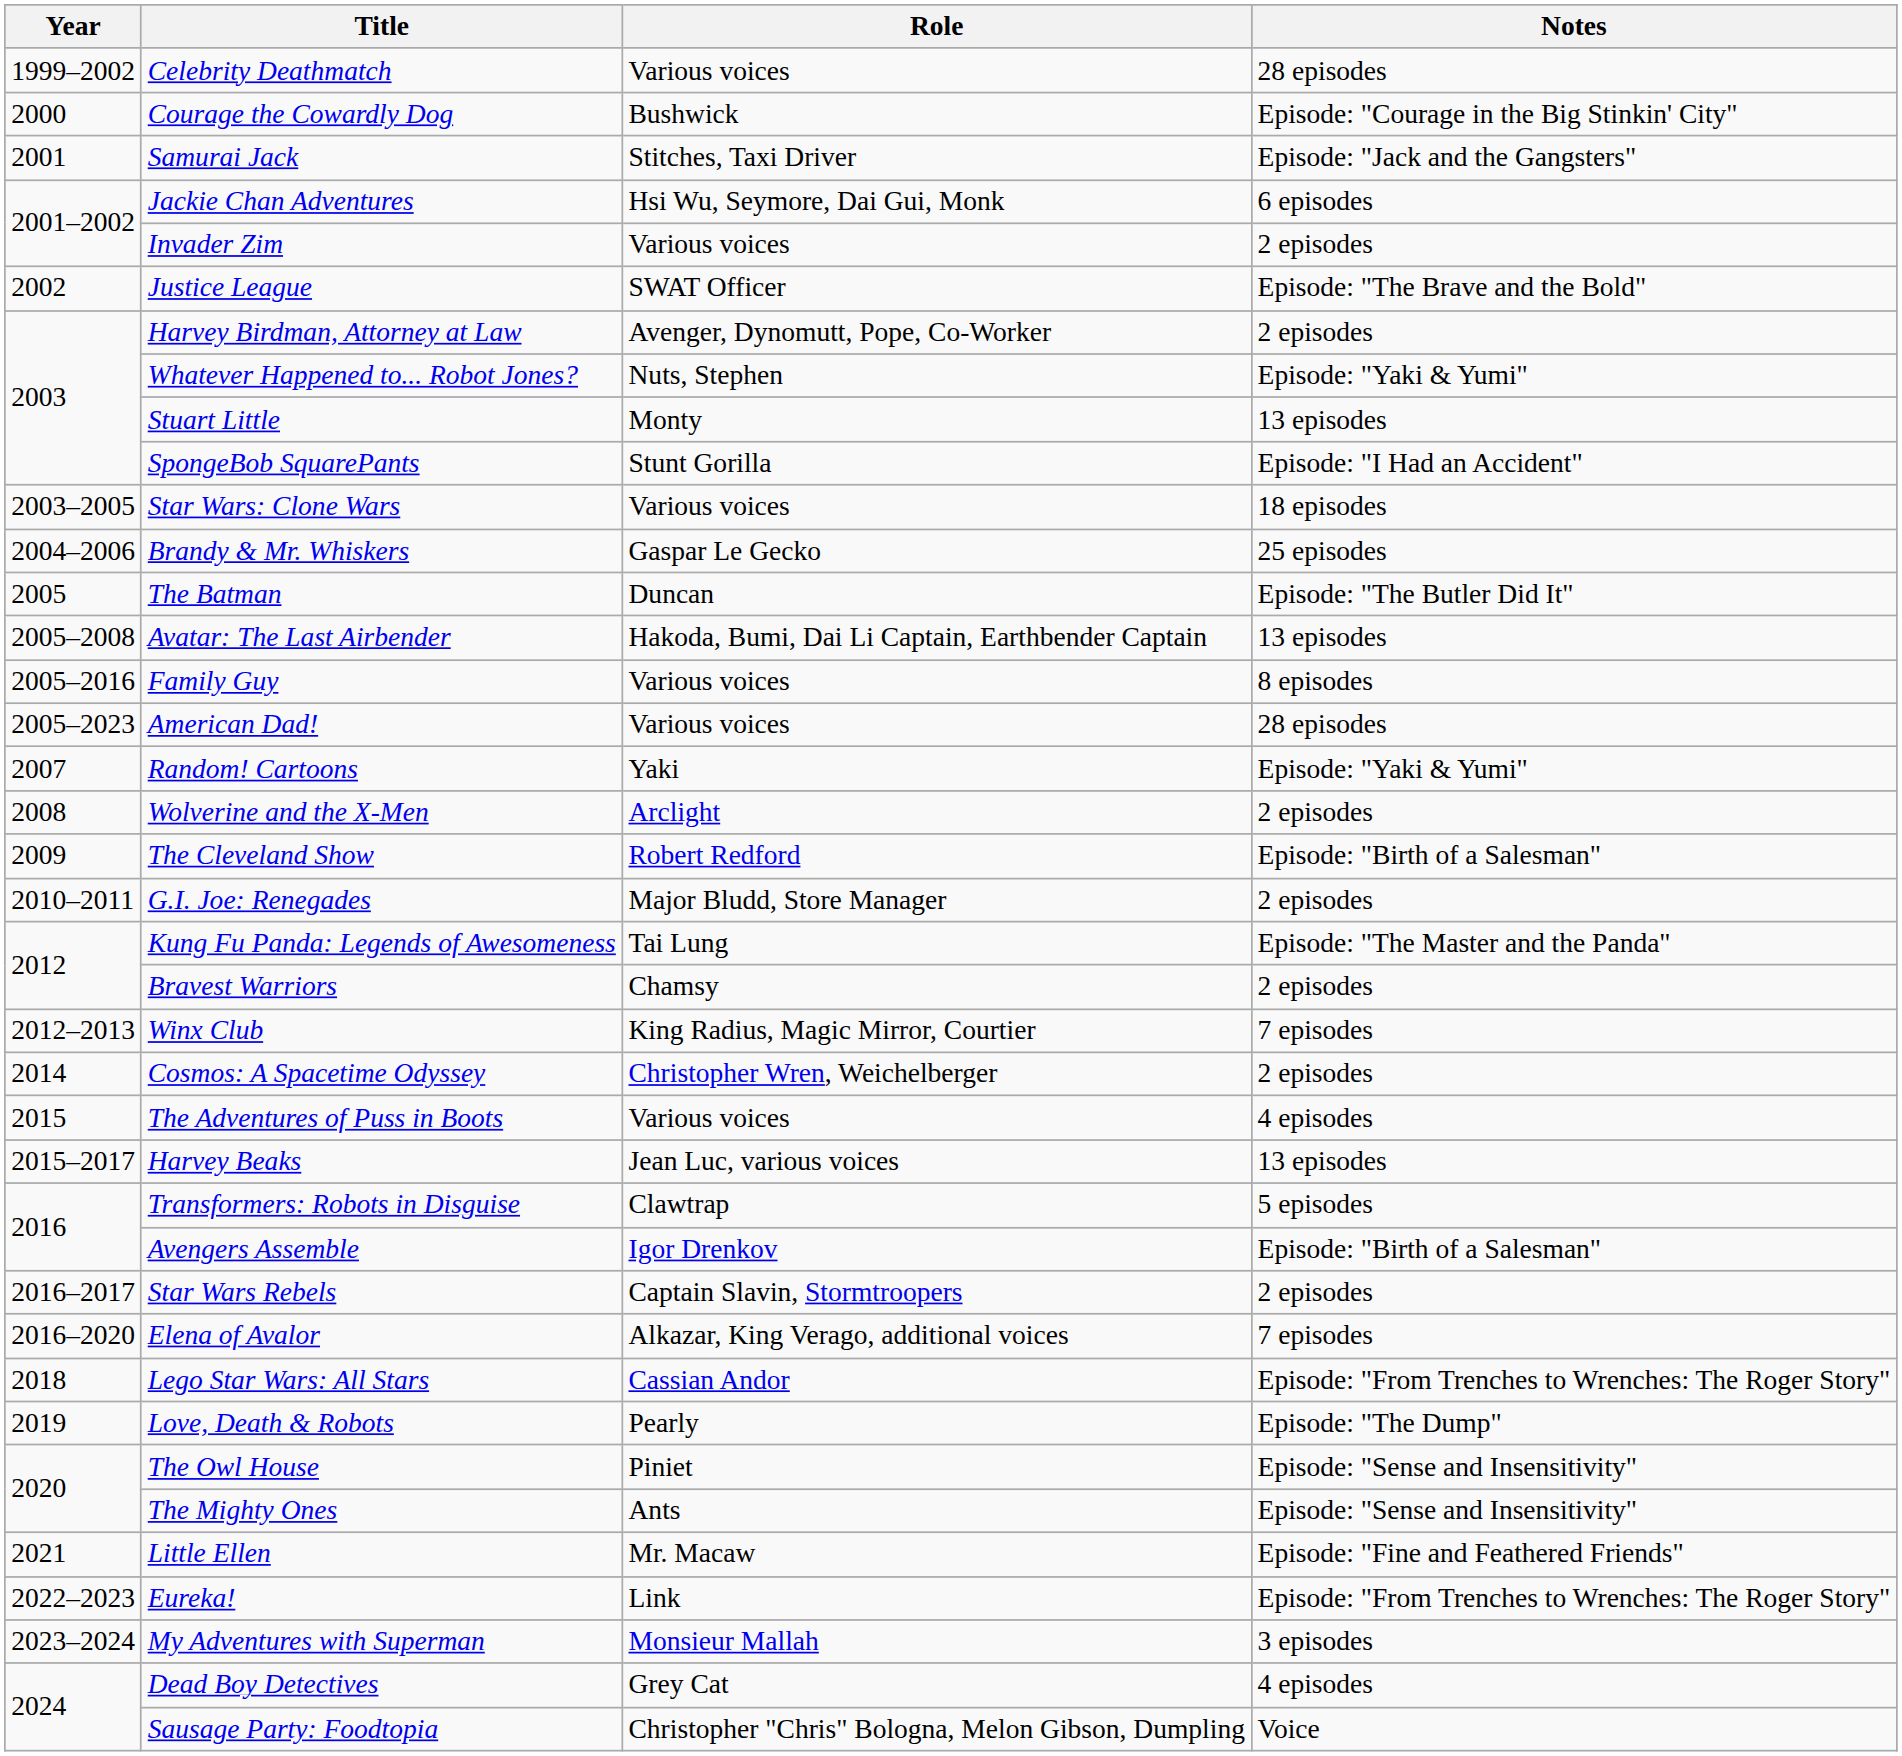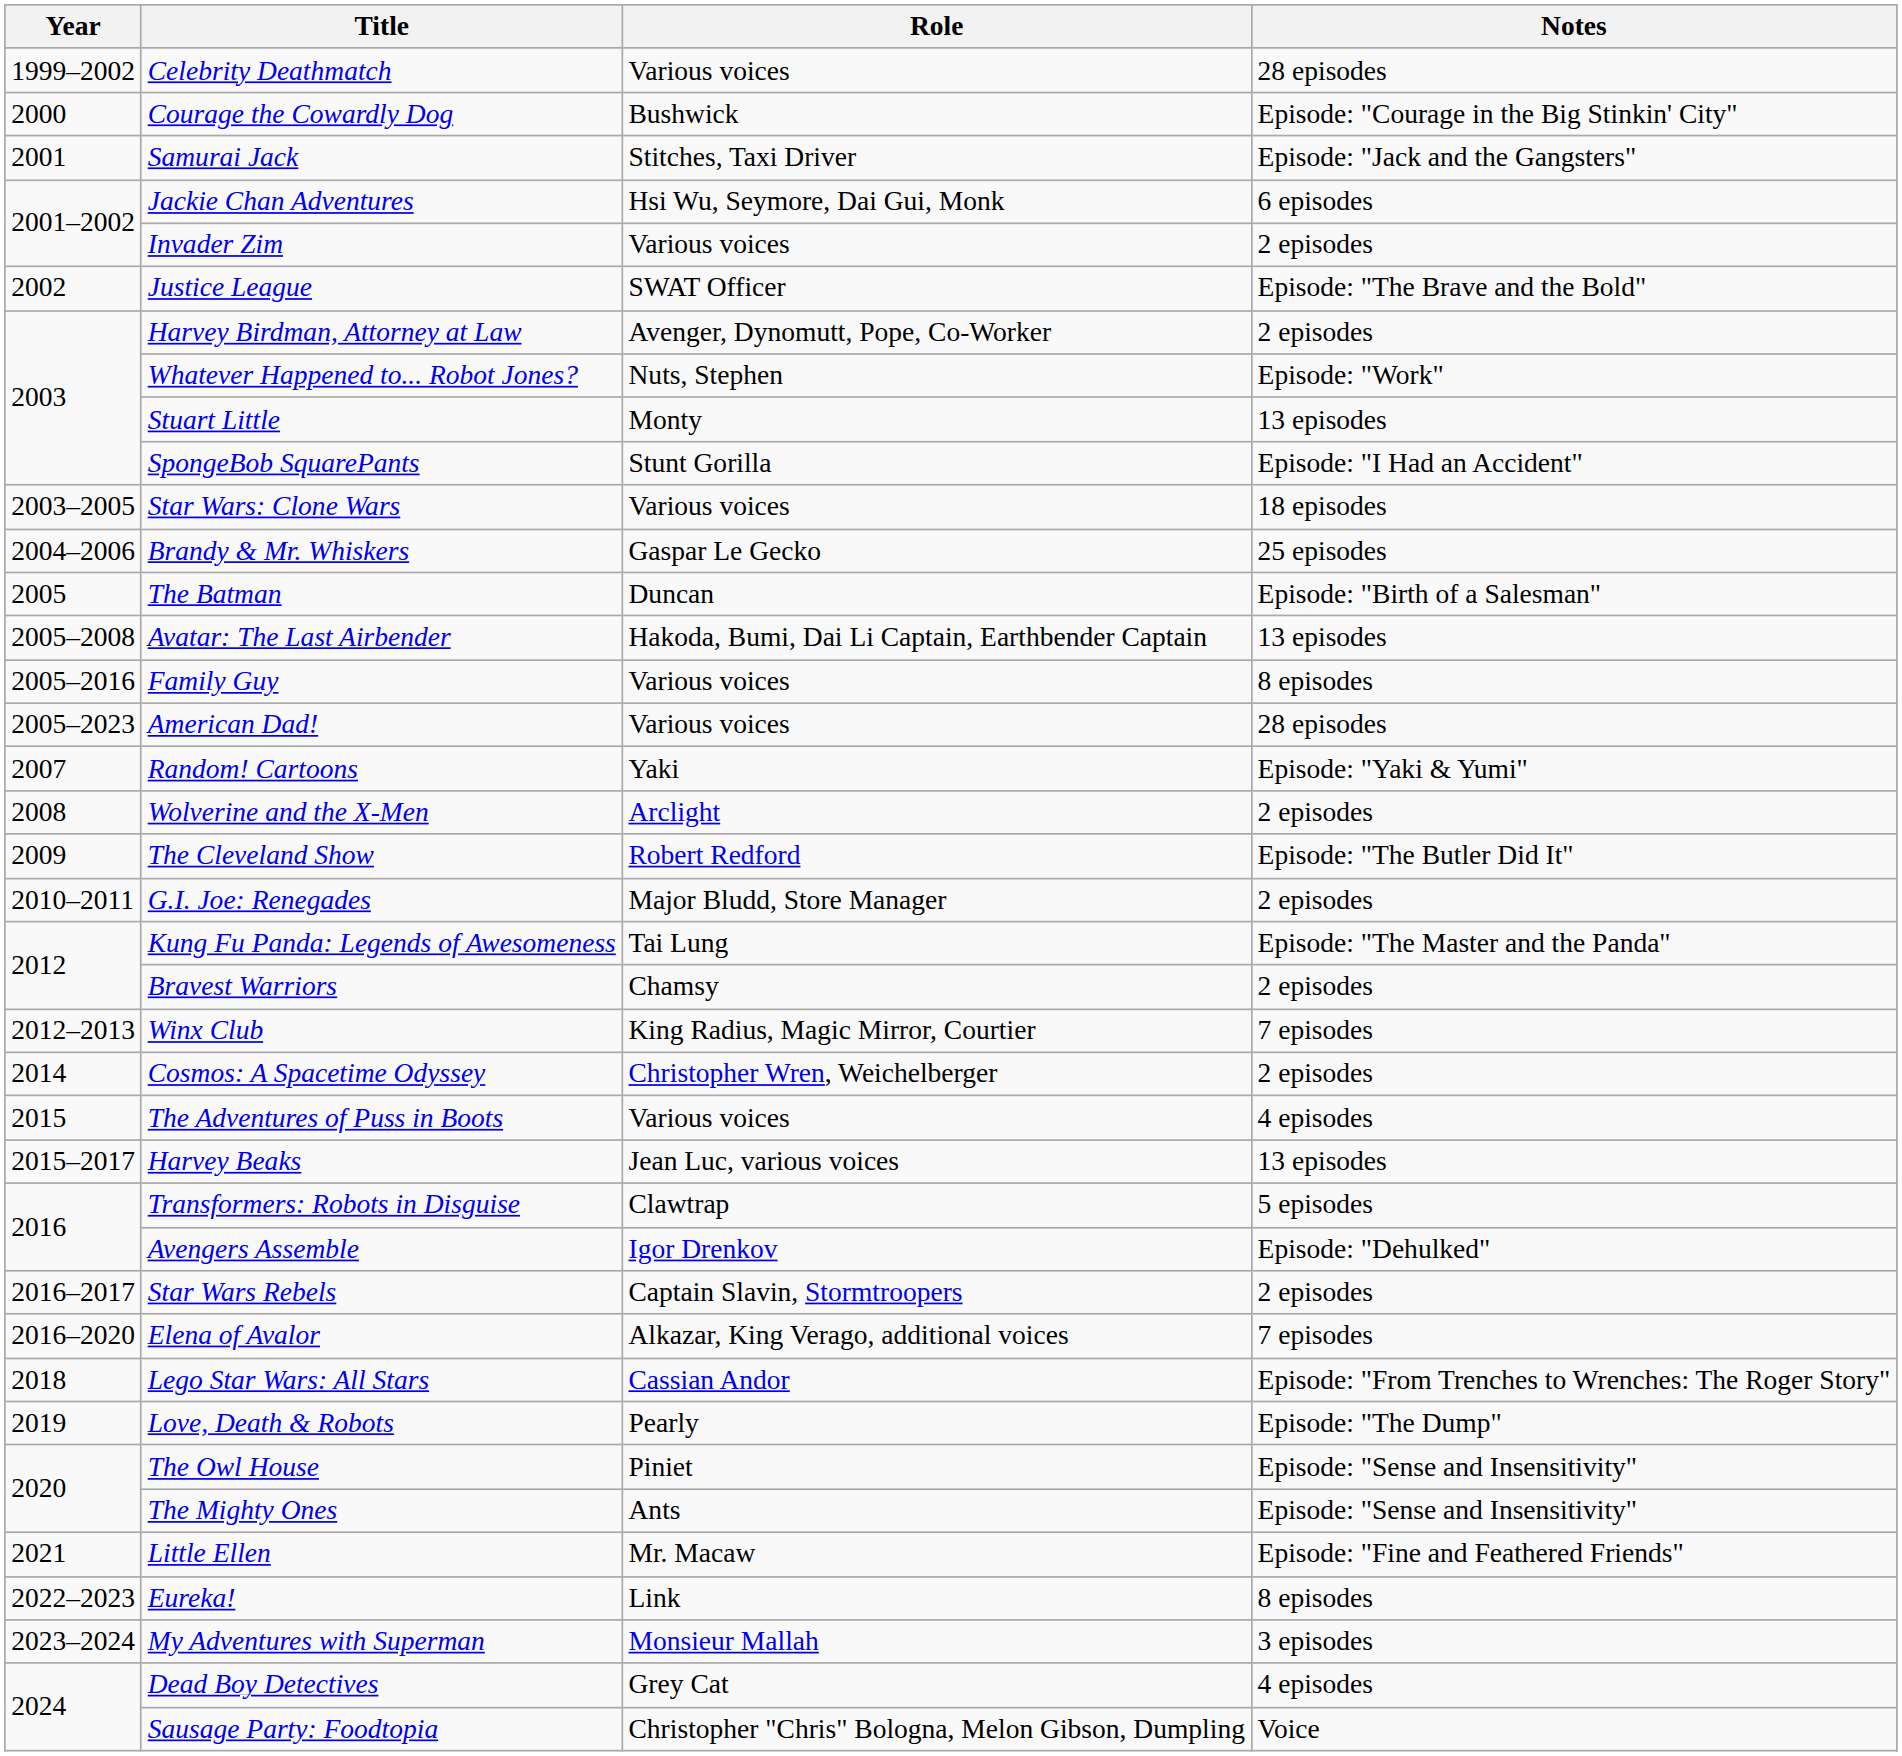(1393, 375) Episode: "Yaki & Yumi" -> (1351, 375) Episode: "Work"
(1416, 593) Episode: "The Butler Did It" -> (1429, 593) Episode: "Birth of a Salesman"
(1429, 855) Episode: "Birth of a Salesman" -> (1416, 855) Episode: "The Butler Did It"
(1429, 1248) Episode: "Birth of a Salesman" -> (1374, 1248) Episode: "Dehulked"
(1574, 1597) Episode: "From Trenches to Wrenches: The Roger Story" -> (1315, 1597) 8 episodes
